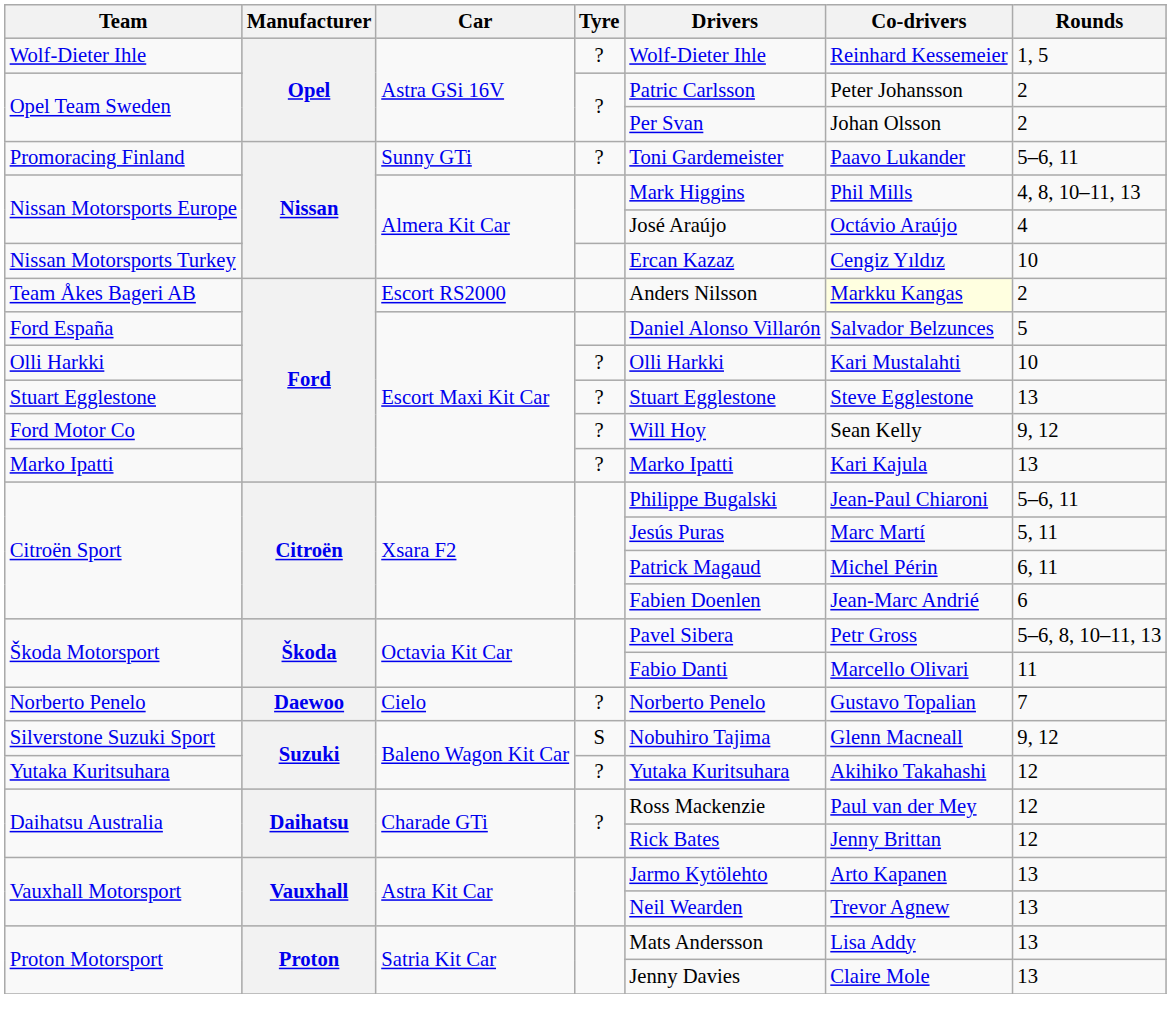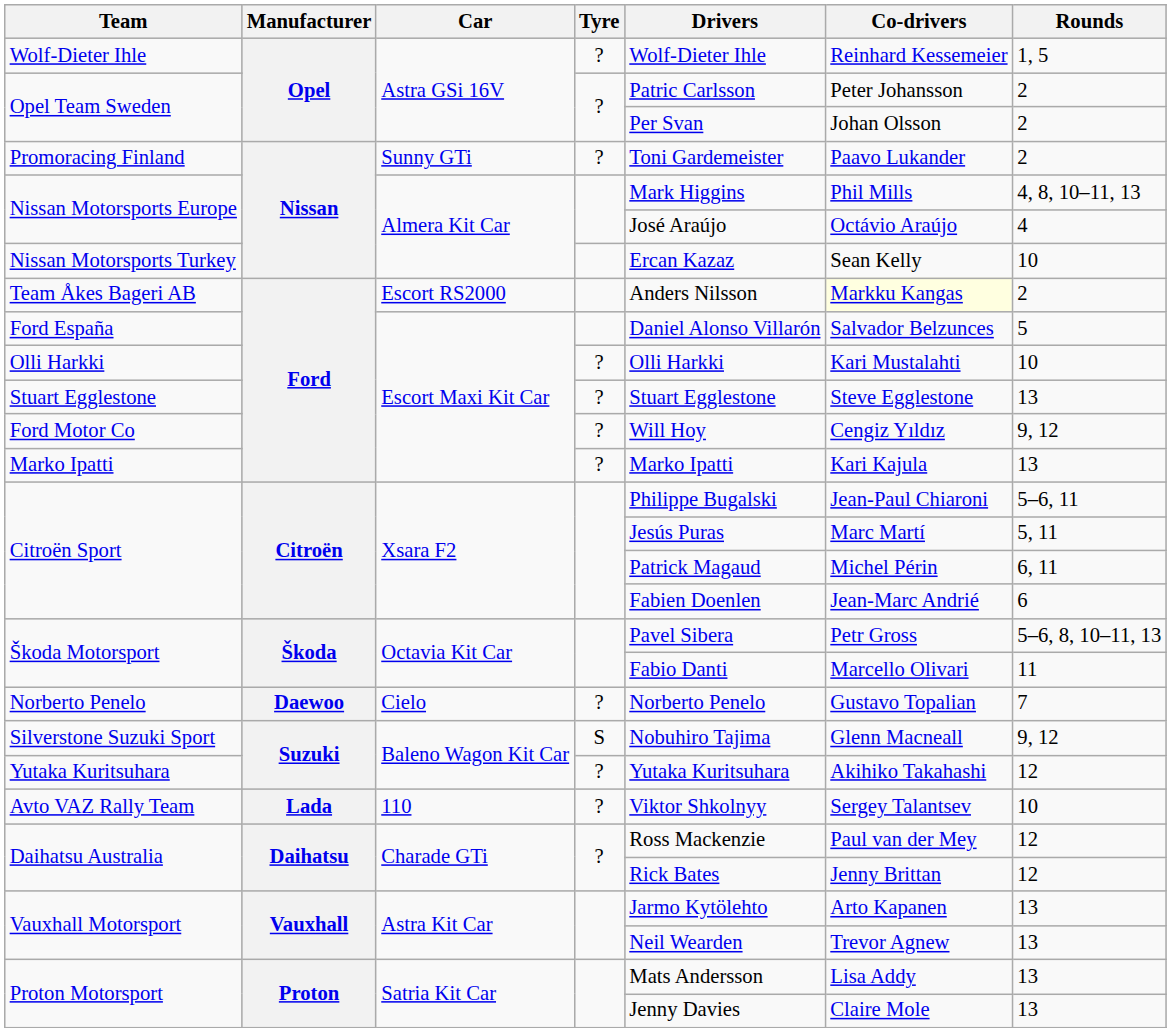(1048, 157) 5–6, 11 -> (1023, 157) 2
(888, 259) Cengiz Yıldız -> (876, 259) Sean Kelly
(876, 430) Sean Kelly -> (888, 430) Cengiz Yıldız
+ row: (102, 805)
